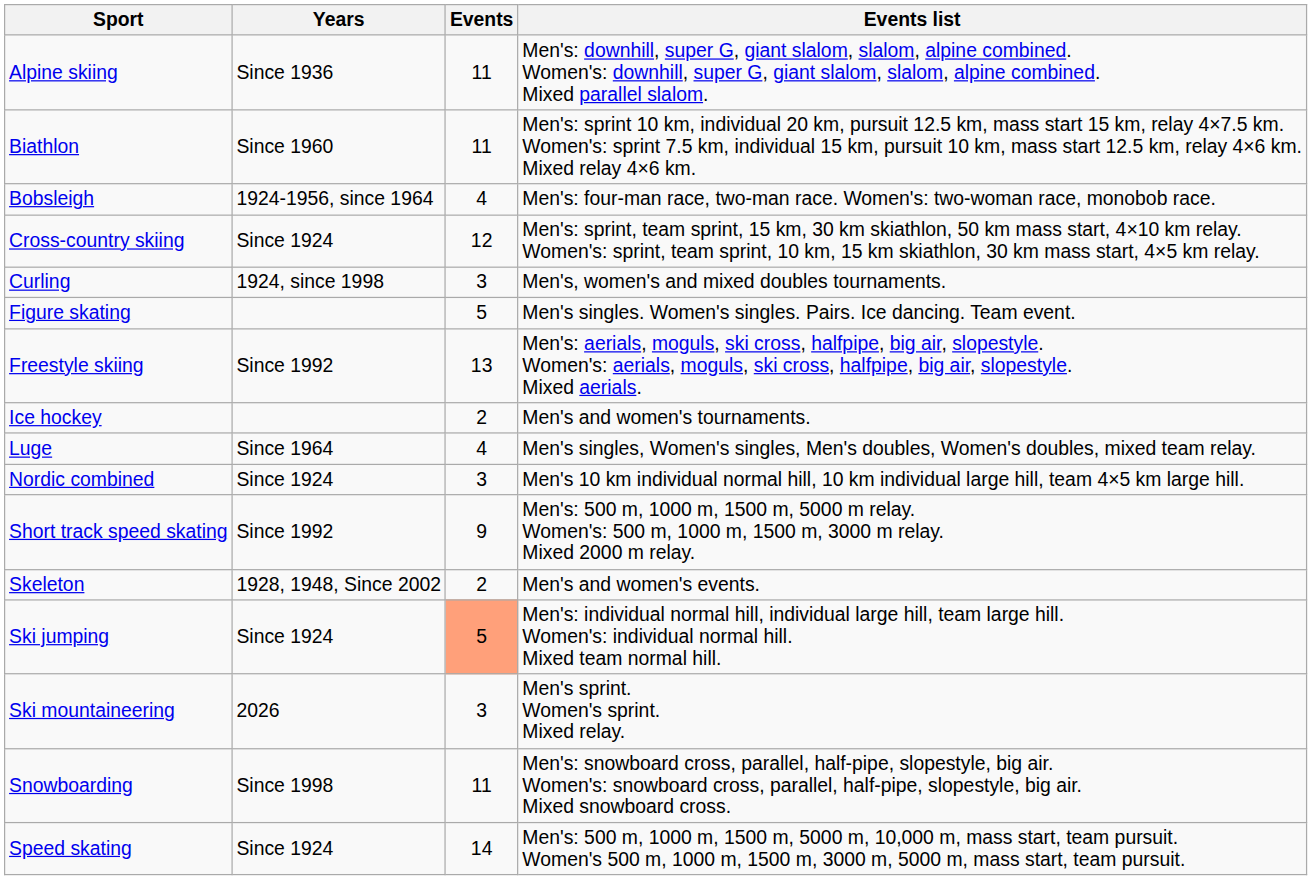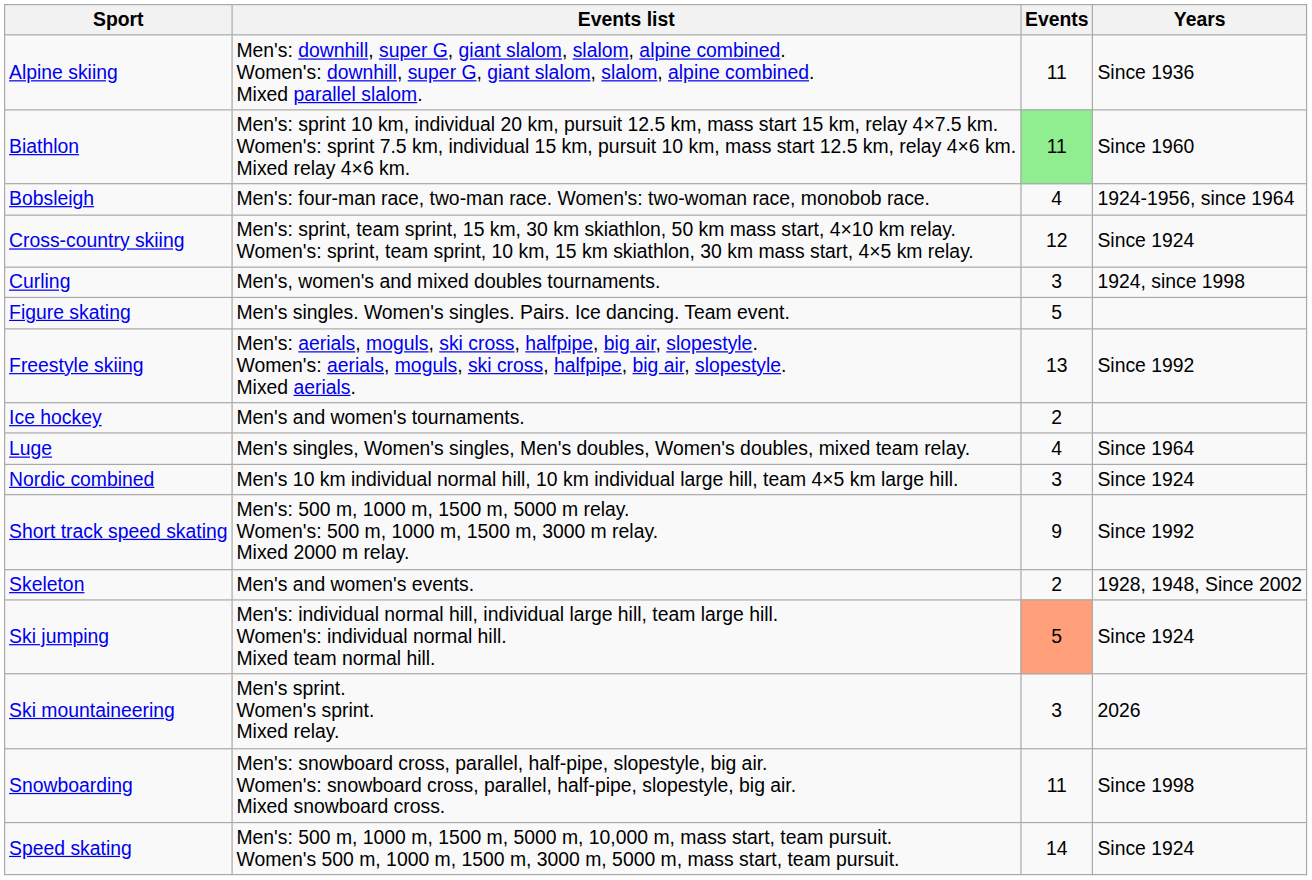columns swapped: (339, 19) <-> (912, 19)
(482, 146) no background -> (1057, 146) lightgreen background
